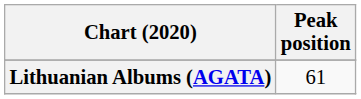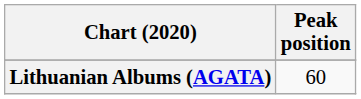(316, 76) 61 -> (316, 76) 60
